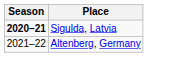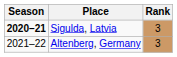+ column: (158, 12)
